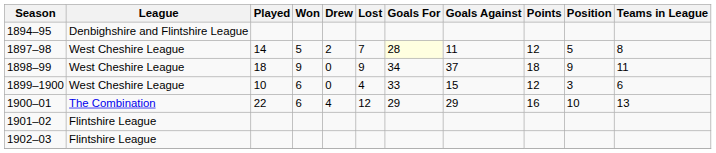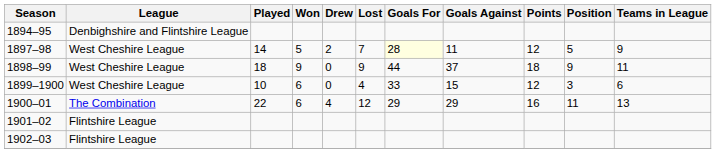(620, 49) 8 -> (620, 49) 9
(394, 67) 34 -> (394, 67) 44
(573, 103) 10 -> (573, 103) 11
